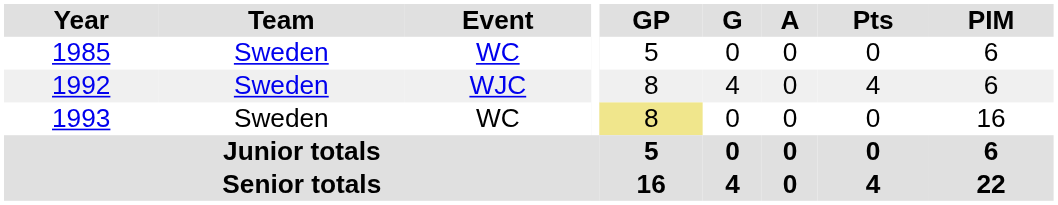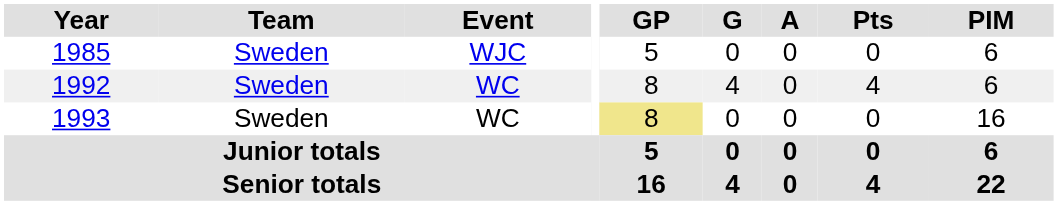(498, 52) WC -> (498, 52) WJC
(498, 85) WJC -> (498, 85) WC
